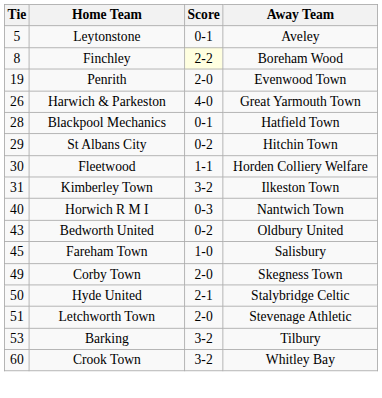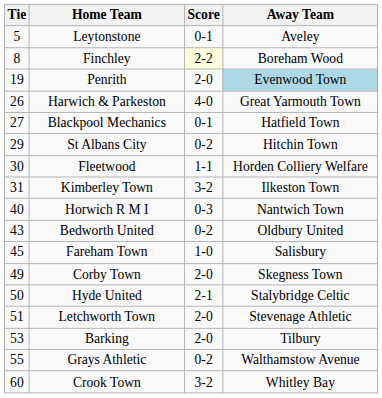(300, 79) no background -> (300, 79) lightblue background
(17, 123) 28 -> (17, 123) 27
(204, 338) 3-2 -> (204, 338) 2-0
+ row: (107, 360)
